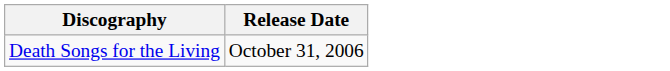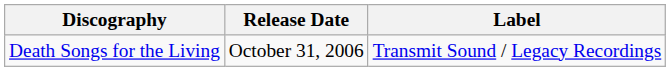+ column: (517, 19)
